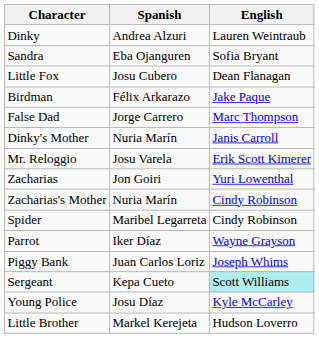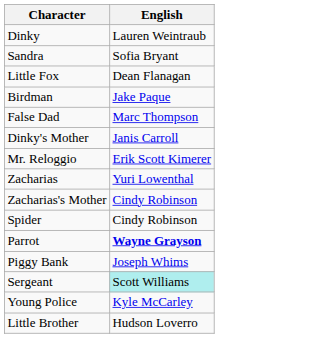- column: (159, 14)
(254, 240) normal -> (157, 240) bold
